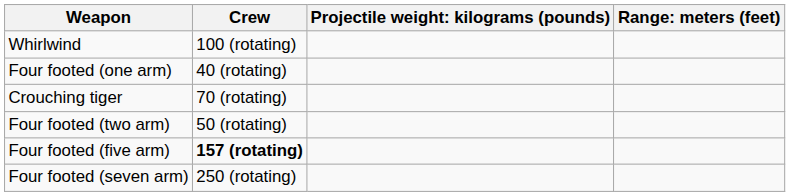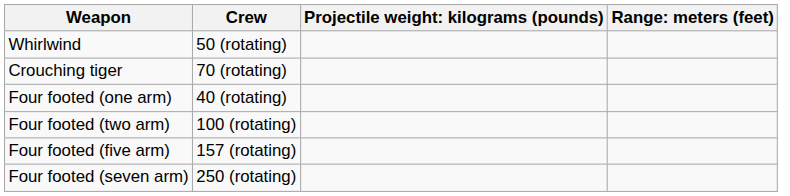(246, 44) 100 (rotating) -> (242, 44) 50 (rotating)
rows swapped: (65, 97) <-> (90, 71)
(242, 124) 50 (rotating) -> (246, 124) 100 (rotating)
(250, 151) bold -> (246, 151) normal
